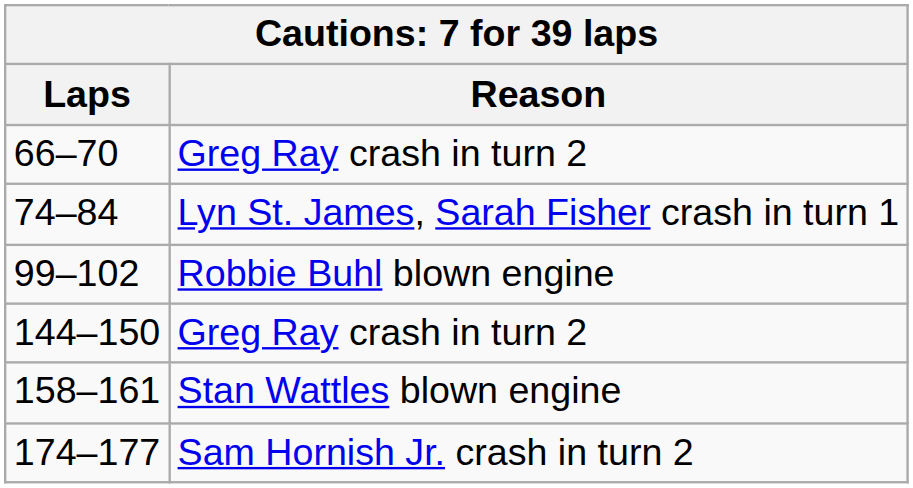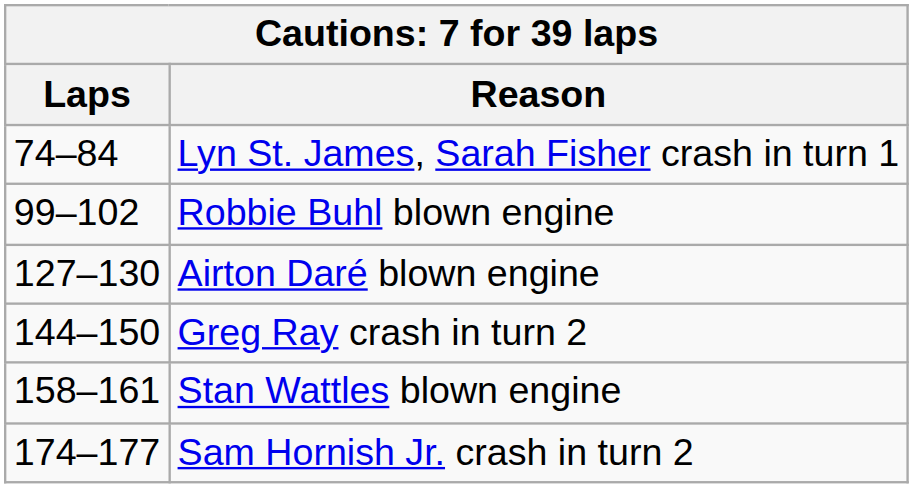- row: (66, 153)
+ row: (87, 272)
